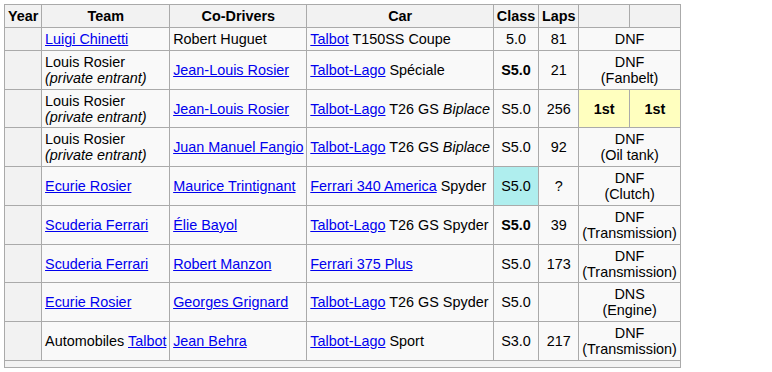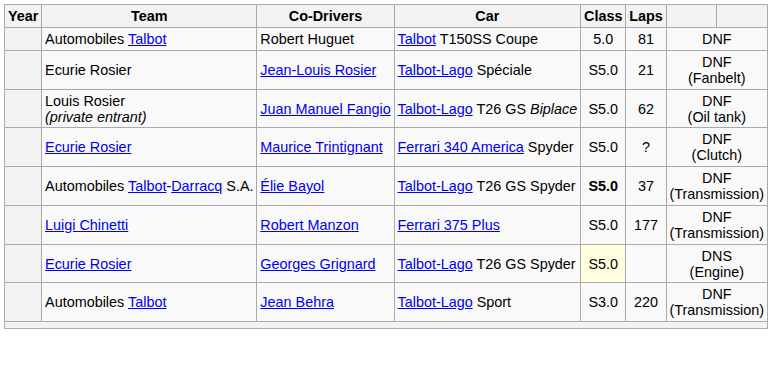(87, 39) Luigi Chinetti -> (106, 39) Automobiles Talbot
(96, 70) Louis Rosier (private entrant) -> (88, 70) Ecurie Rosier
(516, 70) bold -> (603, 70) normal
- row: (231, 109)
(559, 147) 92 -> (646, 109) 62
(516, 186) paleturquoise background -> (603, 147) no background
(97, 225) Scuderia Ferrari -> (149, 186) Automobiles Talbot-Darracq S.A.
(559, 225) 39 -> (646, 186) 37
(97, 264) Scuderia Ferrari -> (87, 225) Luigi Chinetti
(559, 264) 173 -> (646, 225) 177
(516, 302) no background -> (603, 264) lightyellow background
(559, 341) 217 -> (646, 302) 220
